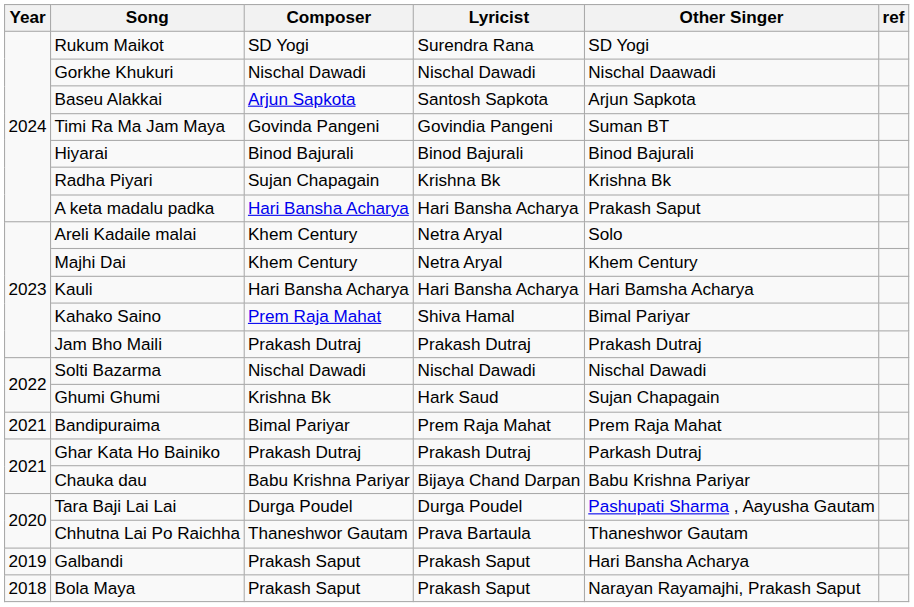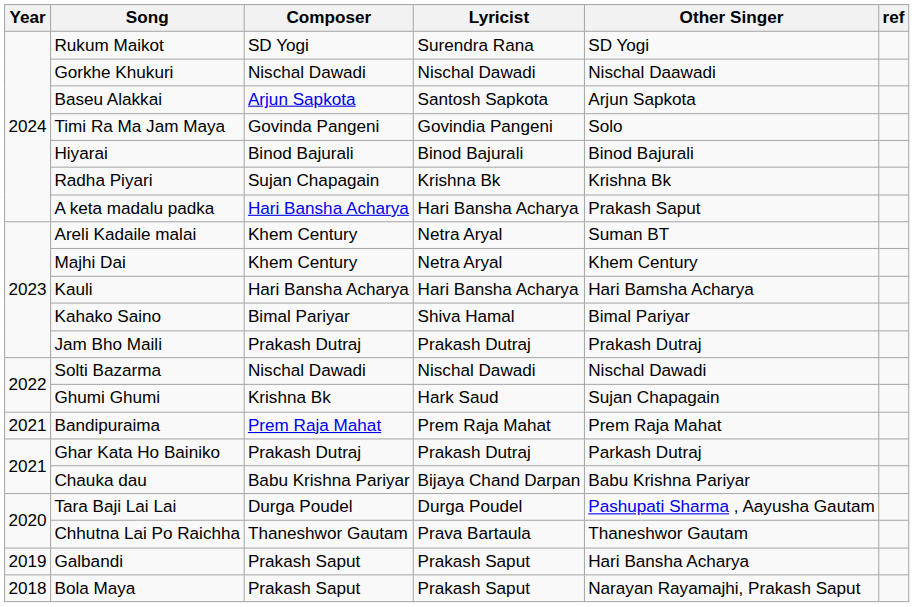(629, 126) Suman BT -> (605, 126) Solo
(605, 235) Solo -> (629, 235) Suman BT
(315, 316) Prem Raja Mahat -> (299, 316) Bimal Pariyar
(299, 425) Bimal Pariyar -> (315, 425) Prem Raja Mahat
